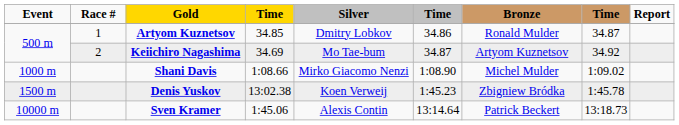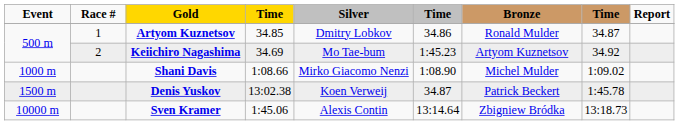(438, 52) 34.87 -> (438, 52) 1:45.23
(438, 91) 1:45.23 -> (438, 91) 34.87
(522, 91) Zbigniew Bródka -> (522, 91) Patrick Beckert
(522, 110) Patrick Beckert -> (522, 110) Zbigniew Bródka
